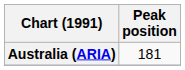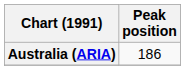(150, 53) 181 -> (150, 53) 186
